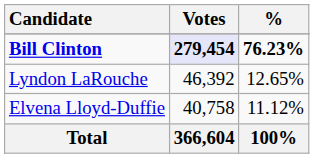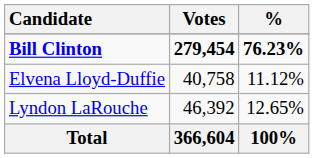(204, 49) lavender background -> (204, 49) no background
rows swapped: (78, 78) <-> (87, 108)
